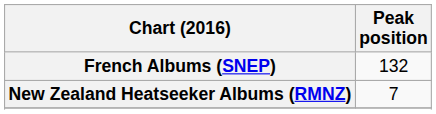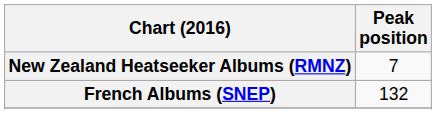rows swapped: (180, 66) <-> (180, 94)
